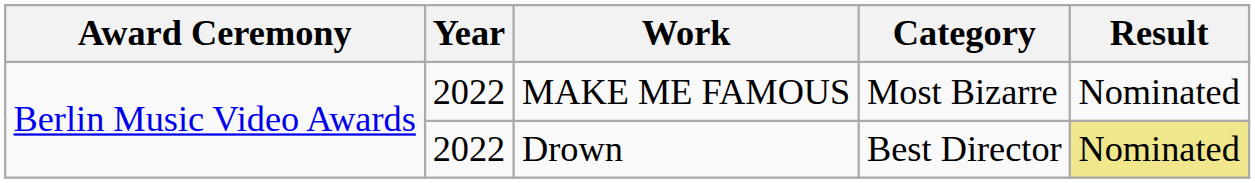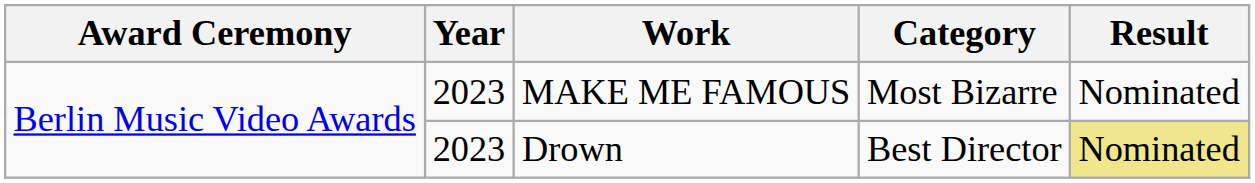(469, 90) 2022 -> (469, 90) 2023
(469, 148) 2022 -> (469, 148) 2023
